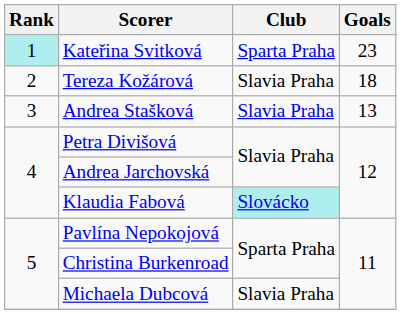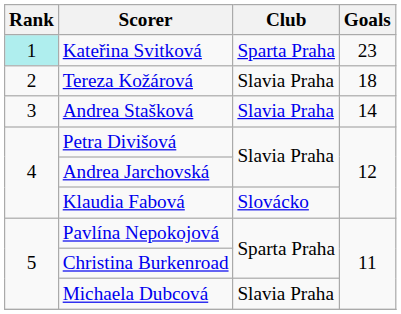(367, 111) 13 -> (367, 111) 14
(273, 202) paleturquoise background -> (273, 202) no background
